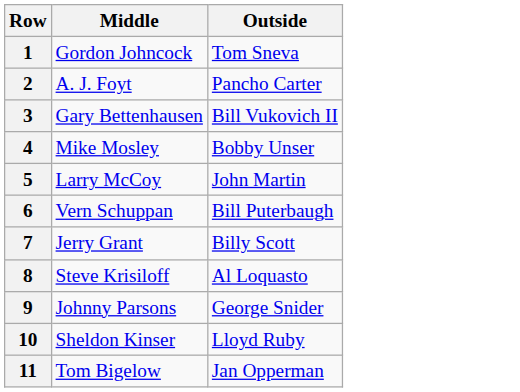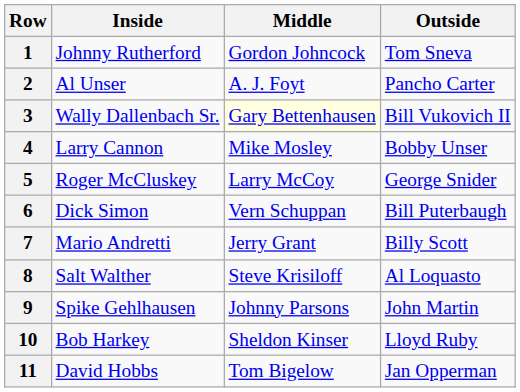+ column: (138, 20)
(129, 116) no background -> (302, 116) lightyellow background
(259, 179) John Martin -> (441, 179) George Snider
(268, 307) George Snider -> (432, 307) John Martin
